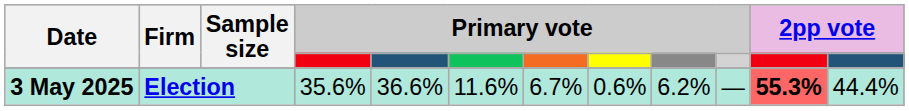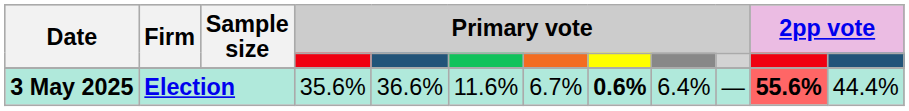(620, 86) normal -> (620, 86) bold
(684, 86) 6.2% -> (684, 86) 6.4%
(789, 86) 55.3% -> (789, 86) 55.6%
